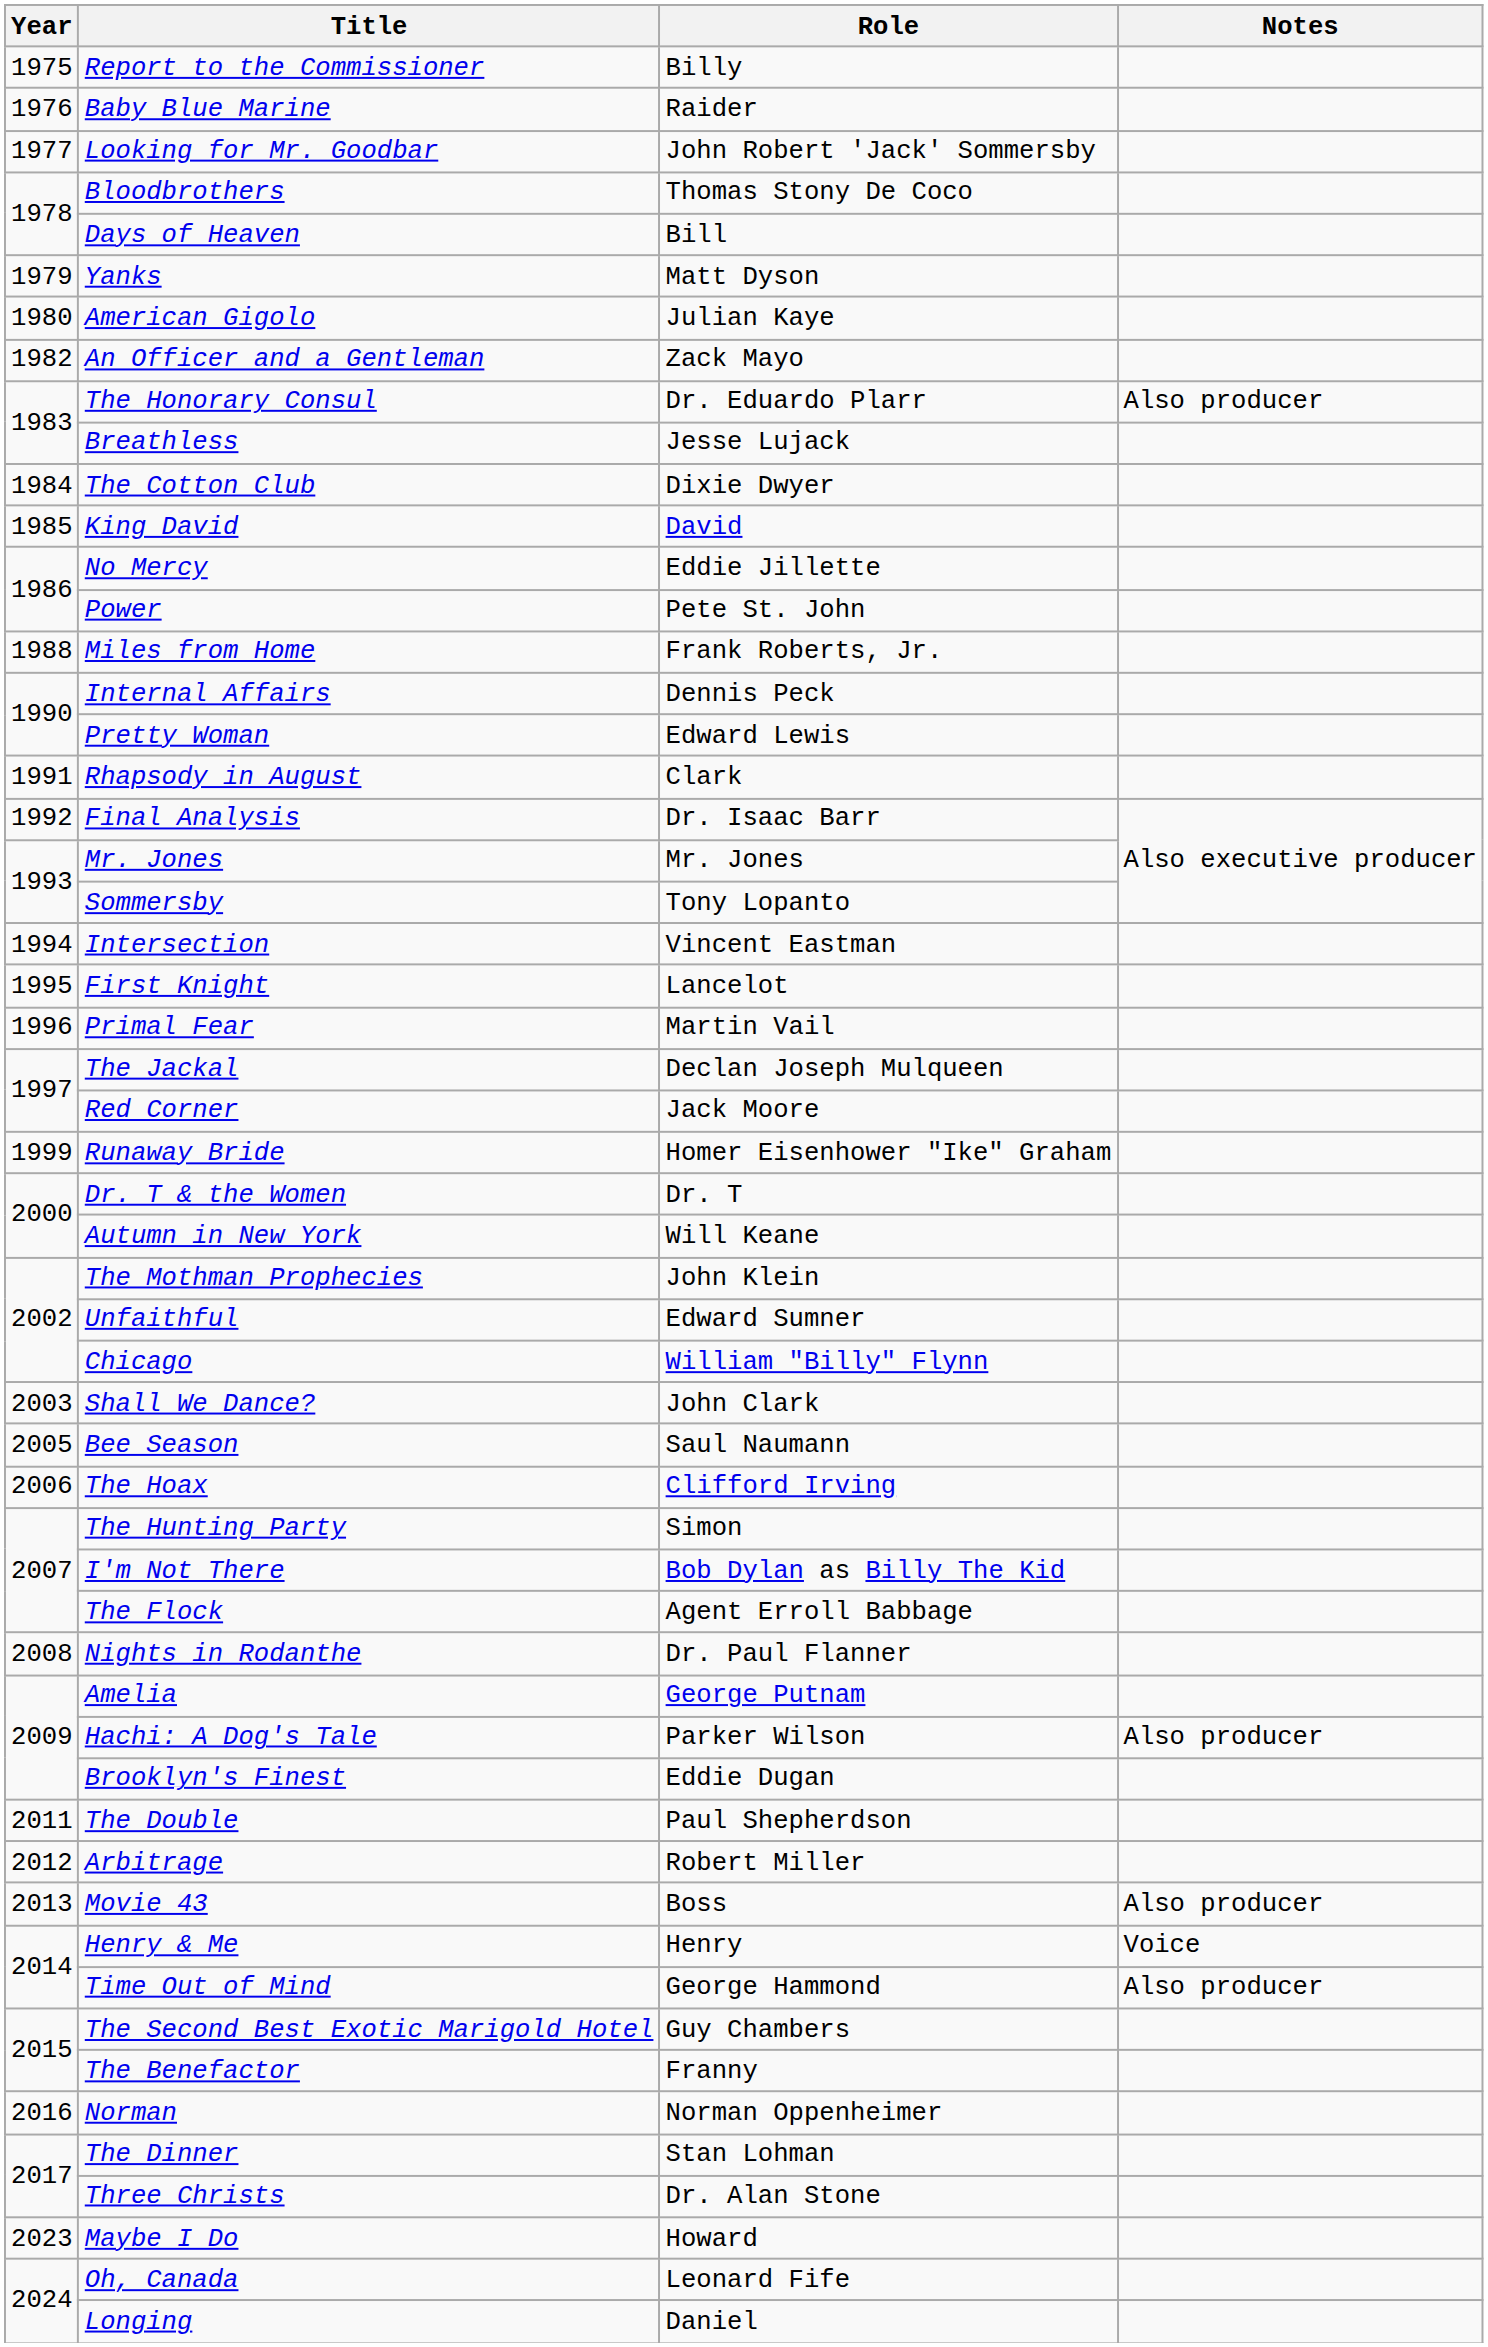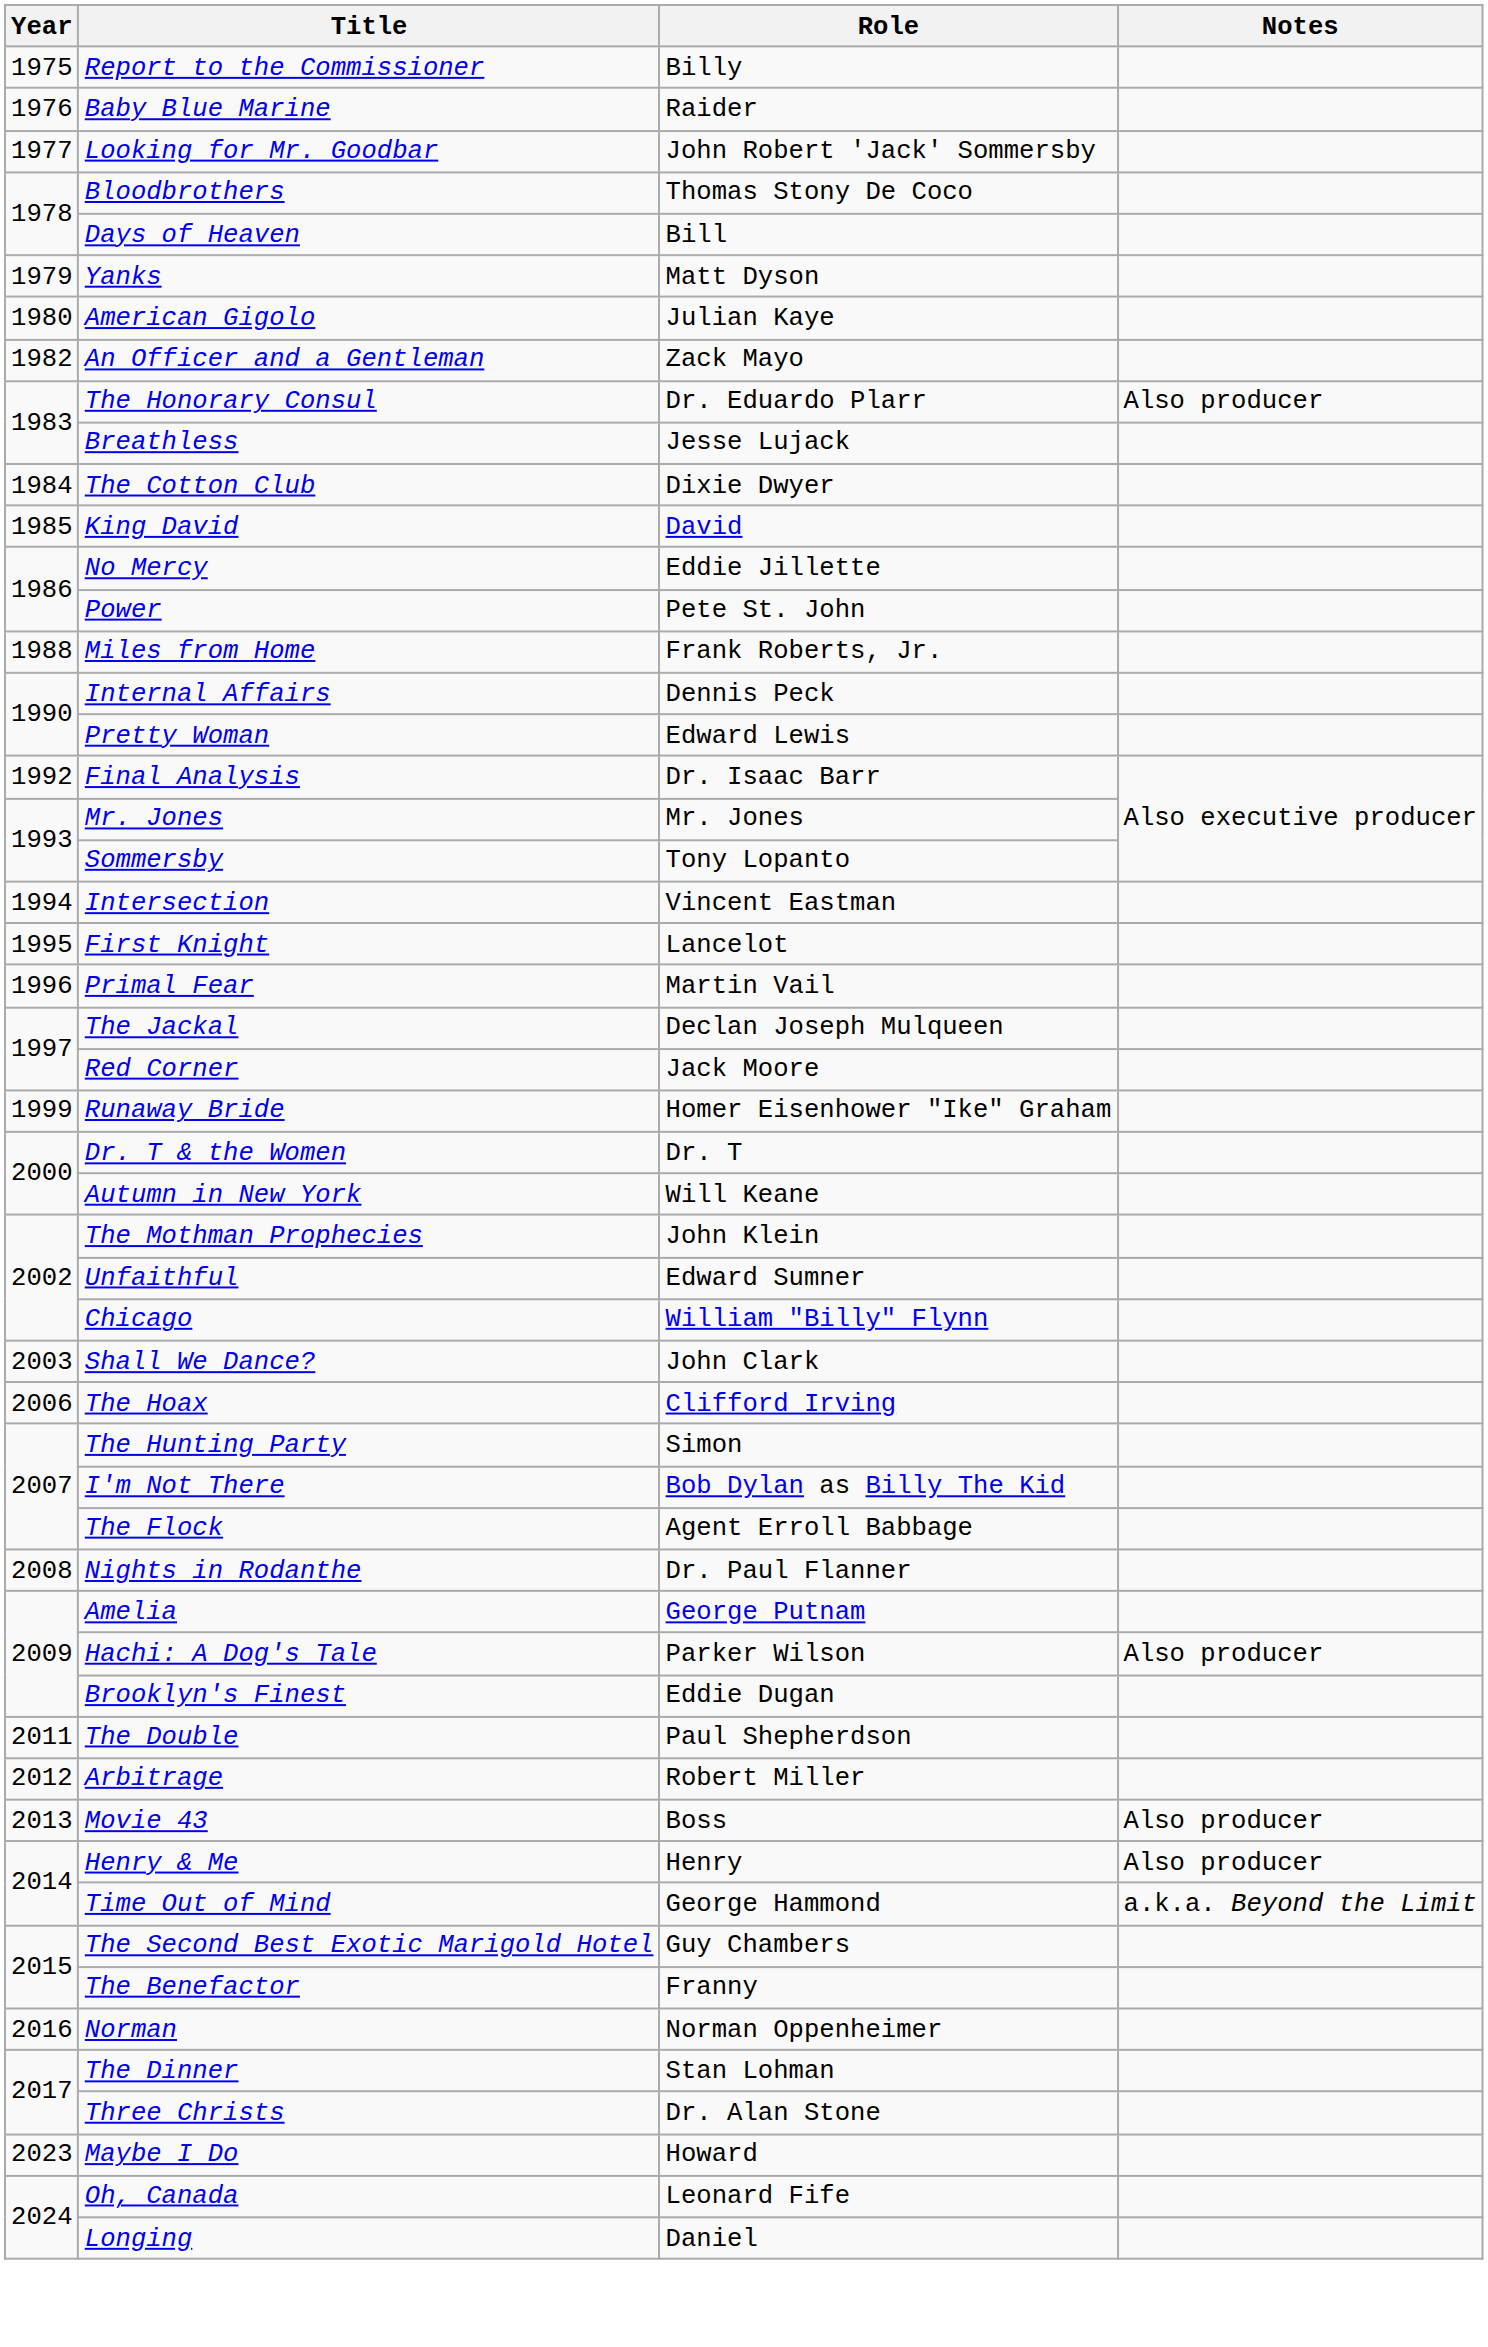- row: (223, 777)
- row: (162, 1445)
(1162, 1946) Voice -> (1223, 1862) Also producer
(1223, 1988) Also producer -> (1300, 1904) a.k.a. Beyond the Limit
